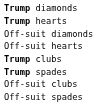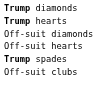- row: (33, 59)
- row: (43, 97)
